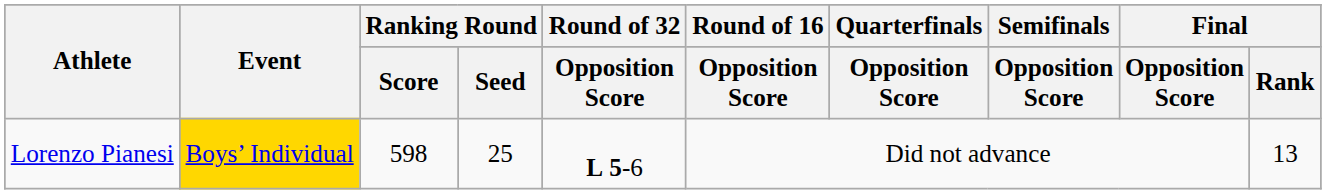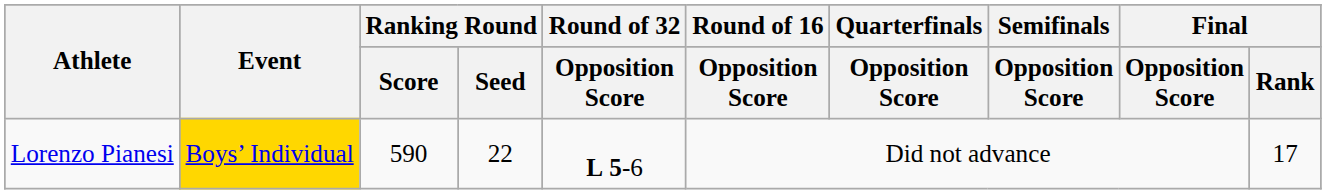(409, 153) 598 -> (409, 153) 590
(500, 153) 25 -> (500, 153) 22
(1285, 153) 13 -> (1285, 153) 17
